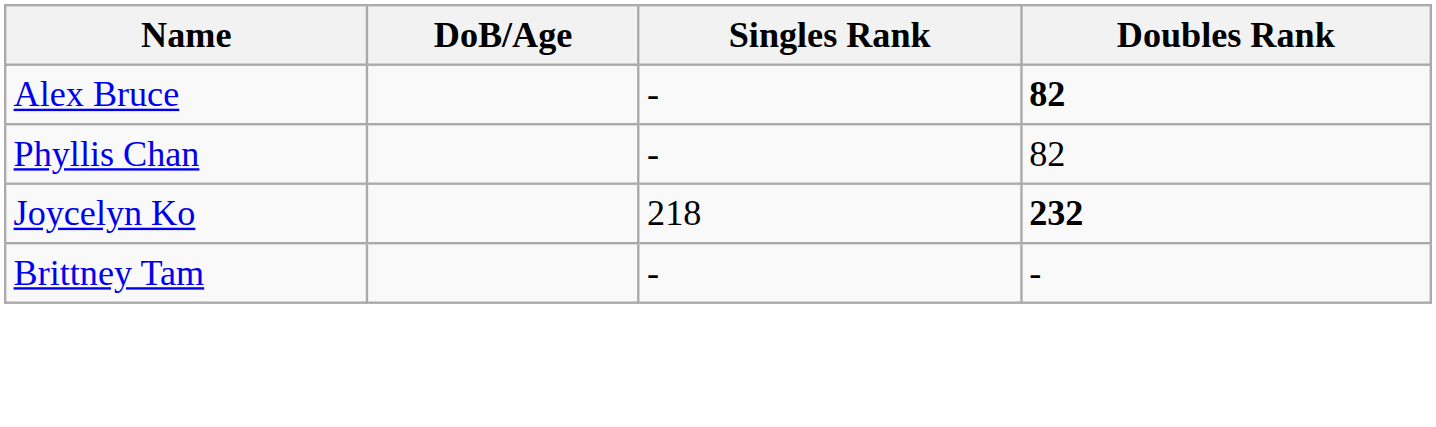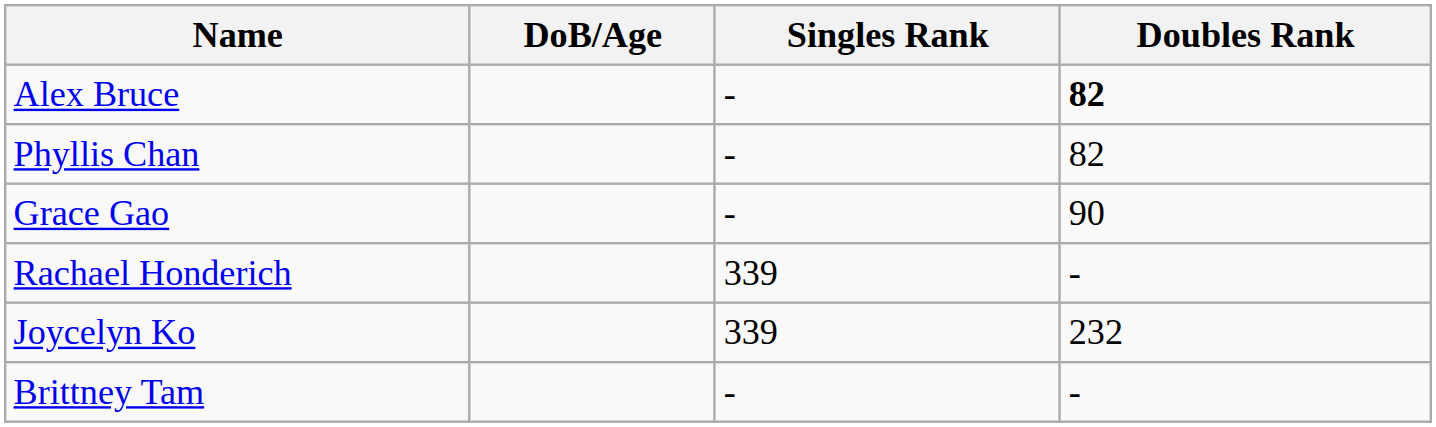+ row: (91, 213)
+ row: (153, 273)
(674, 213) 218 -> (751, 332) 339
(1056, 213) bold -> (1096, 332) normal
